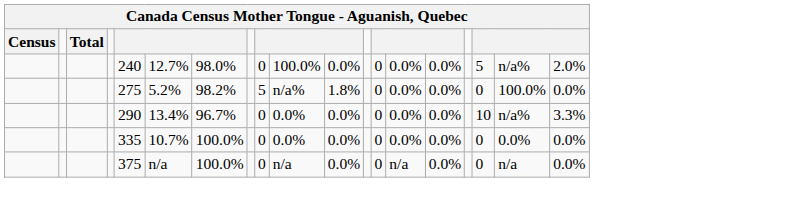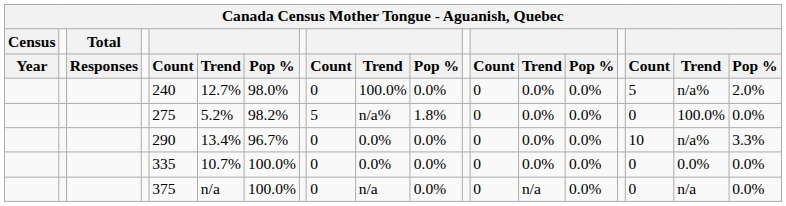+ row: (32, 66)
